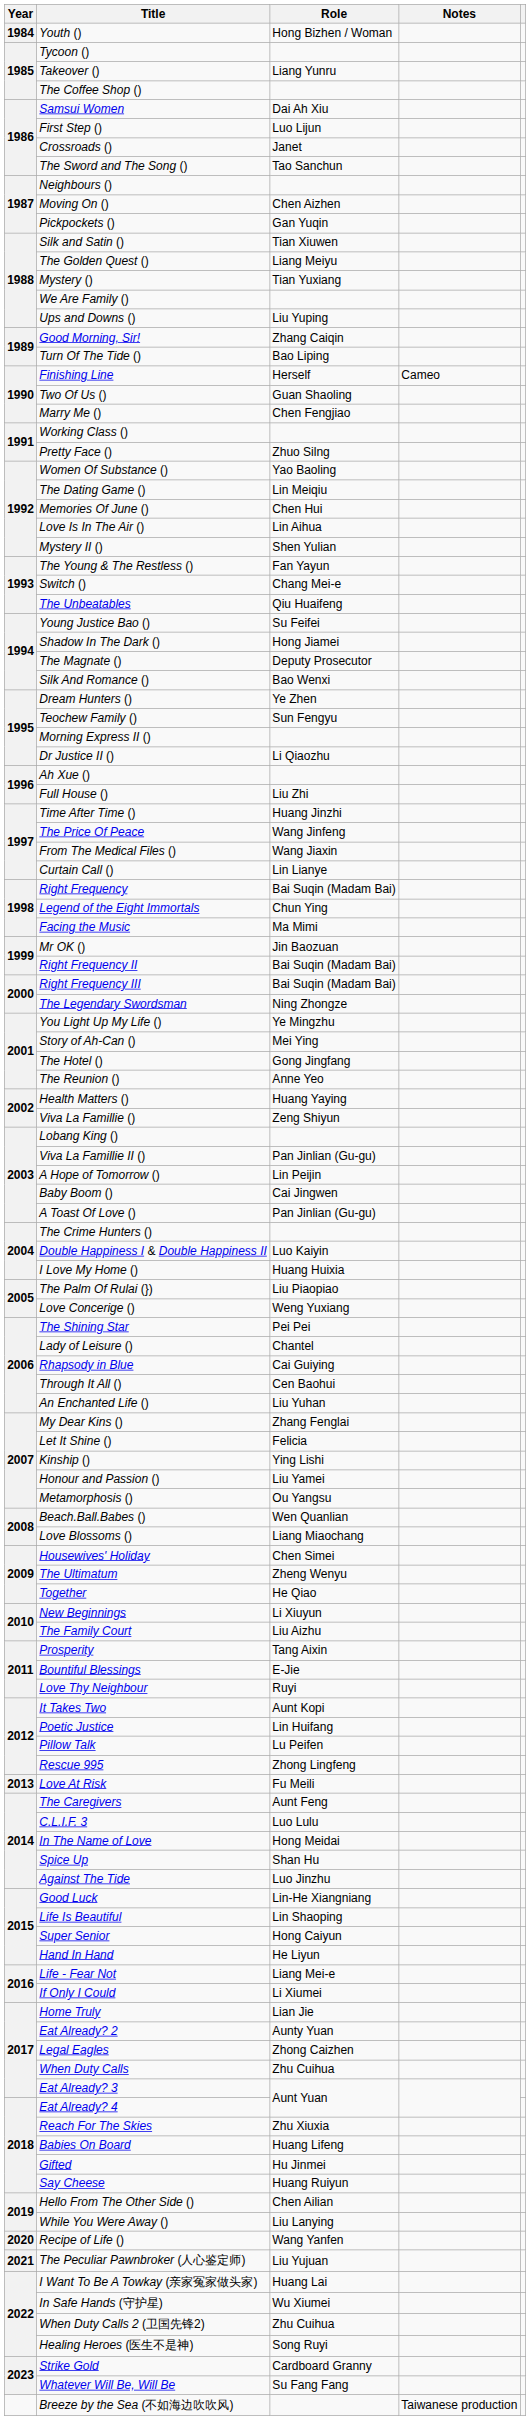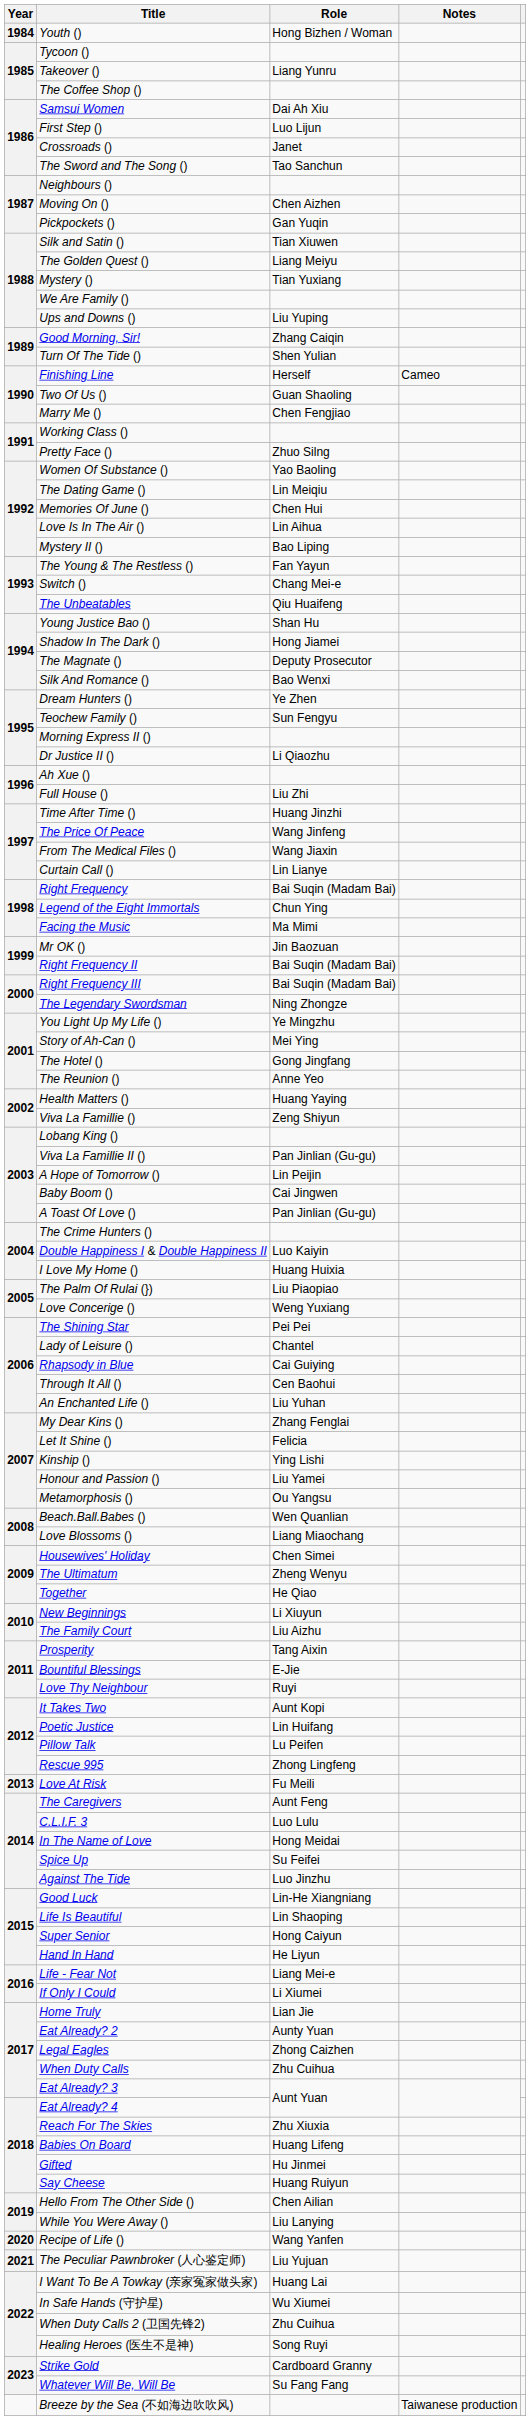(301, 356) Bao Liping -> (304, 356) Shen Yulian
(304, 546) Shen Yulian -> (301, 546) Bao Liping
(296, 623) Su Feifei -> (296, 623) Shan Hu
(296, 1860) Shan Hu -> (296, 1860) Su Feifei
